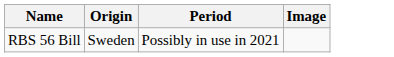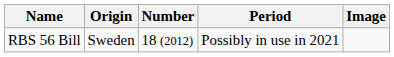+ column: (168, 16)
